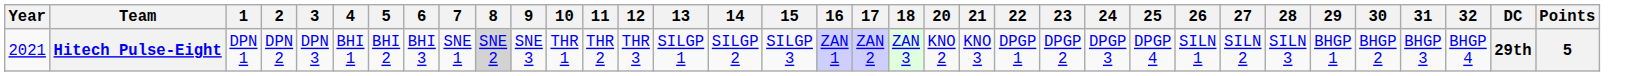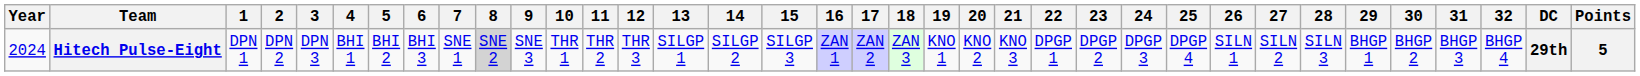+ column: (942, 17)
(27, 50) 2021 -> (27, 50) 2024
